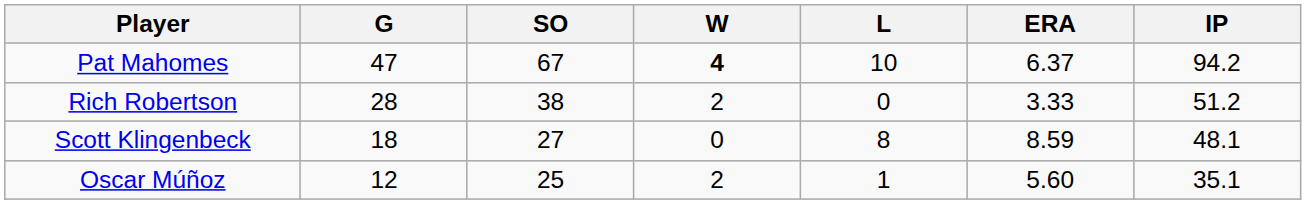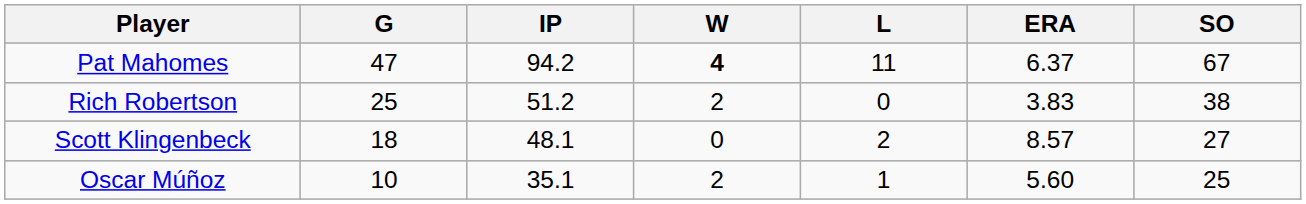columns swapped: (1217, 23) <-> (551, 23)
(884, 62) 10 -> (884, 62) 11
(384, 101) 28 -> (384, 101) 25
(1050, 101) 3.33 -> (1050, 101) 3.83
(884, 140) 8 -> (884, 140) 2
(1050, 140) 8.59 -> (1050, 140) 8.57
(384, 179) 12 -> (384, 179) 10
